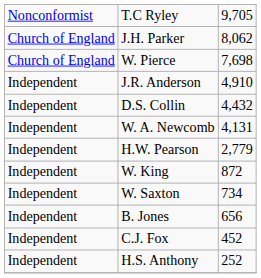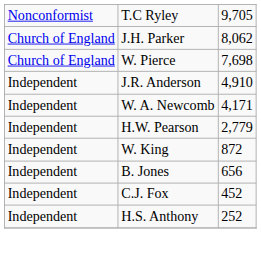- row: (153, 104)
(237, 127) 4,131 -> (237, 104) 4,171
- row: (150, 194)
